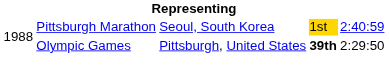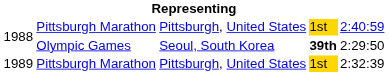(217, 27) Seoul, South Korea -> (233, 27) Pittsburgh, United States
(233, 45) Pittsburgh, United States -> (217, 45) Seoul, South Korea
+ row: (18, 63)
